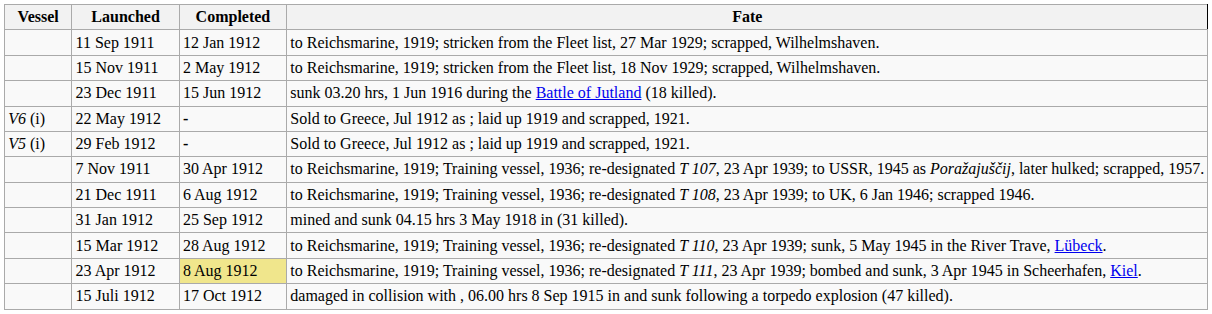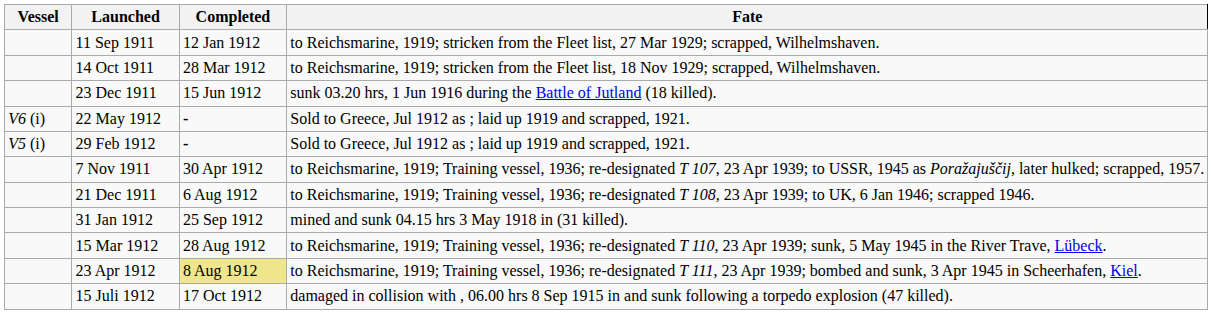+ row: (115, 67)
- row: (117, 67)
